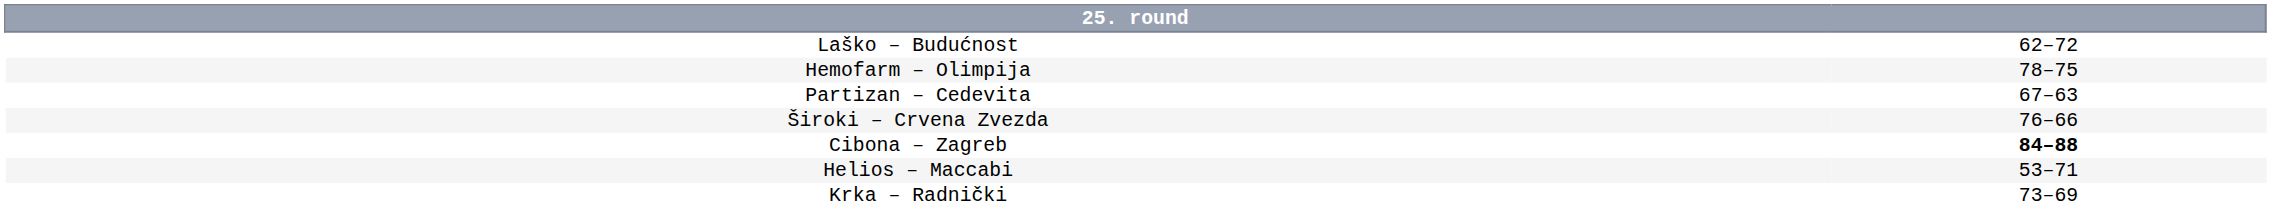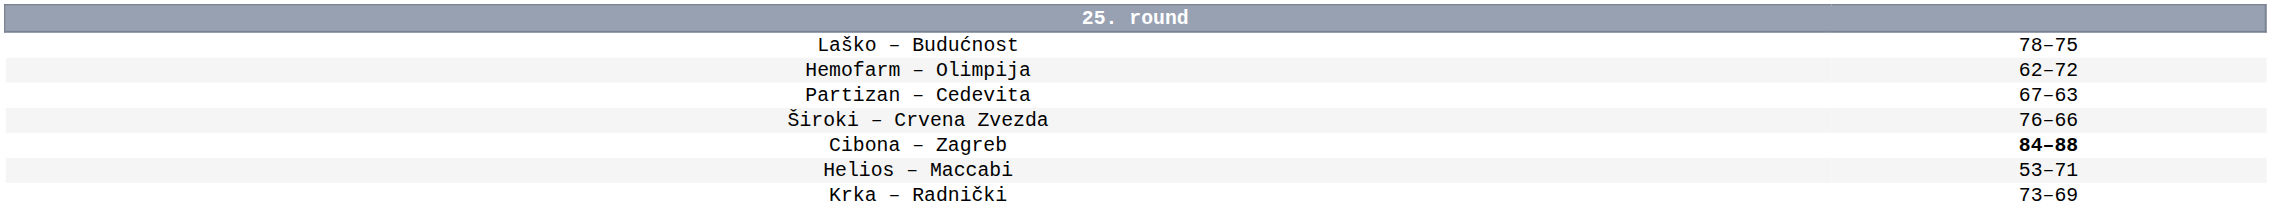(2048, 45) 62–72 -> (2048, 45) 78–75
(2048, 70) 78–75 -> (2048, 70) 62–72
